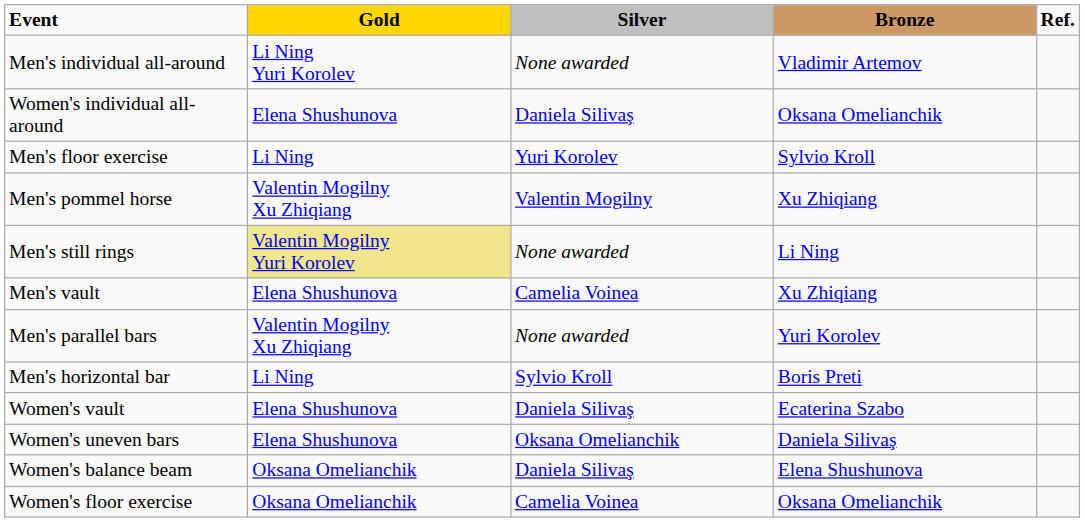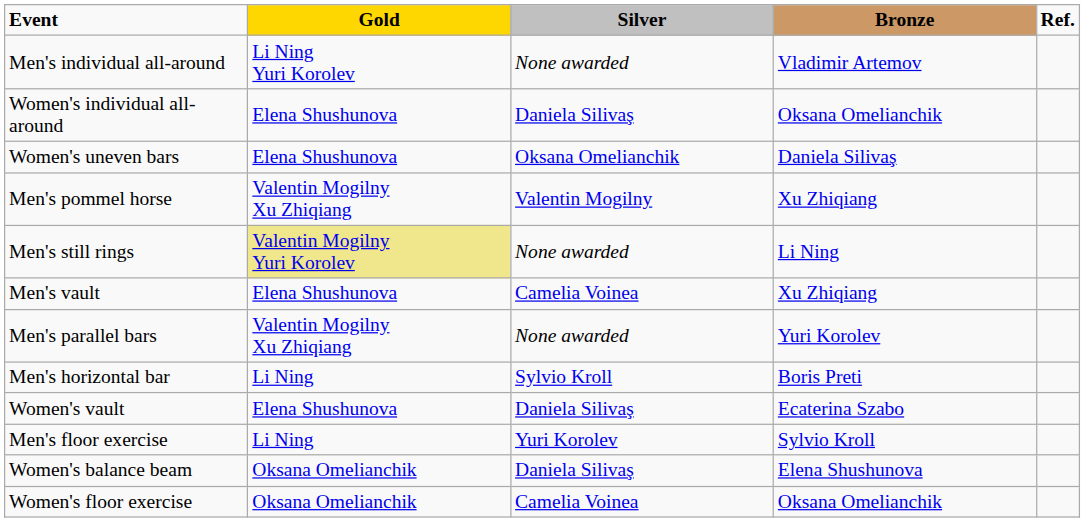rows swapped: (88, 156) <-> (94, 439)
